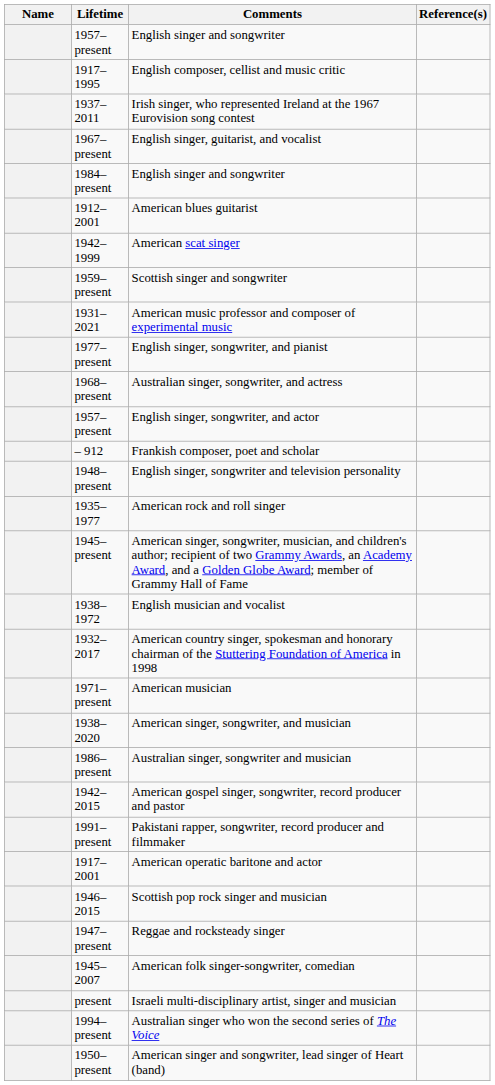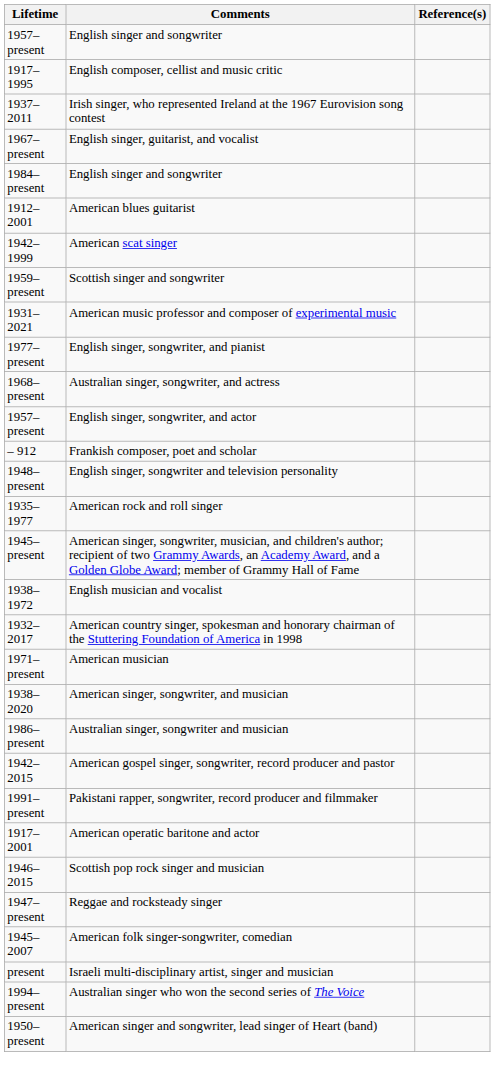- column: (38, 14)
